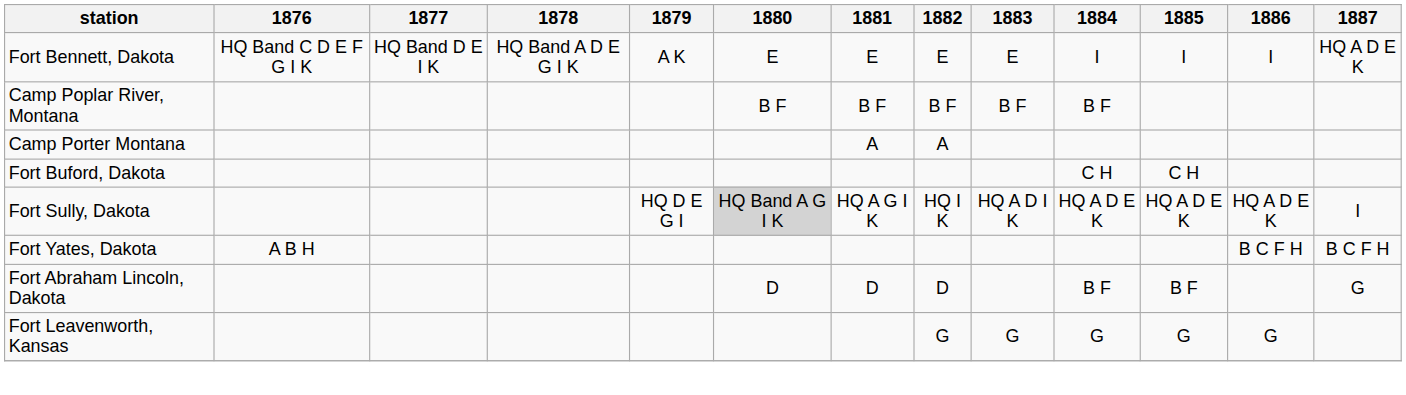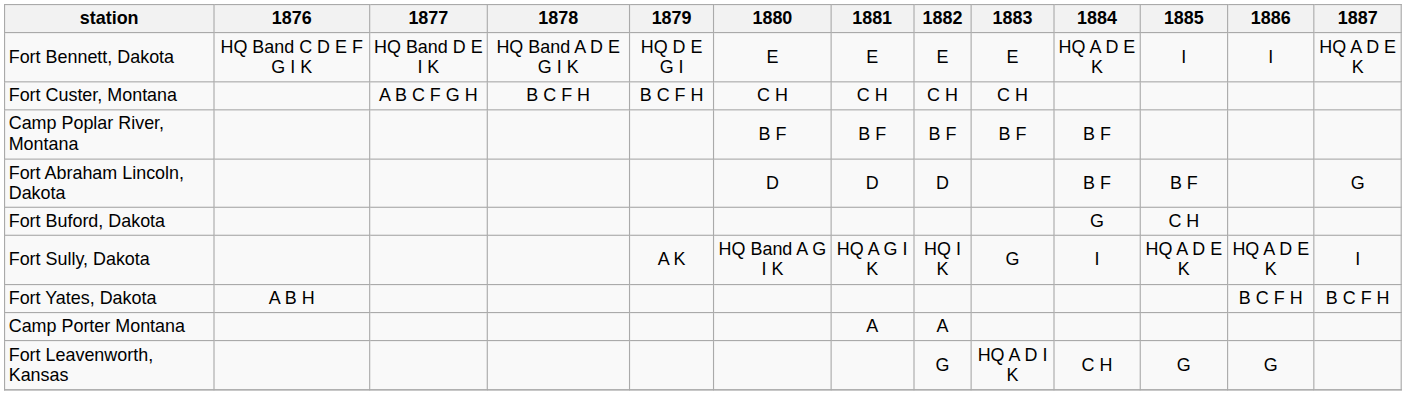(672, 57) A K -> (672, 57) HQ D E G I
(1097, 57) I -> (1097, 57) HQ A D E K
+ row: (93, 95)
rows swapped: (97, 144) <-> (96, 288)
(1097, 172) C H -> (1097, 221) G
(672, 211) HQ D E G I -> (672, 259) A K
(772, 211) lightgrey background -> (772, 259) no background
(1013, 211) HQ A D I K -> (1013, 259) G
(1097, 211) HQ A D E K -> (1097, 259) I
(1013, 336) G -> (1013, 365) HQ A D I K
(1097, 336) G -> (1097, 365) C H
